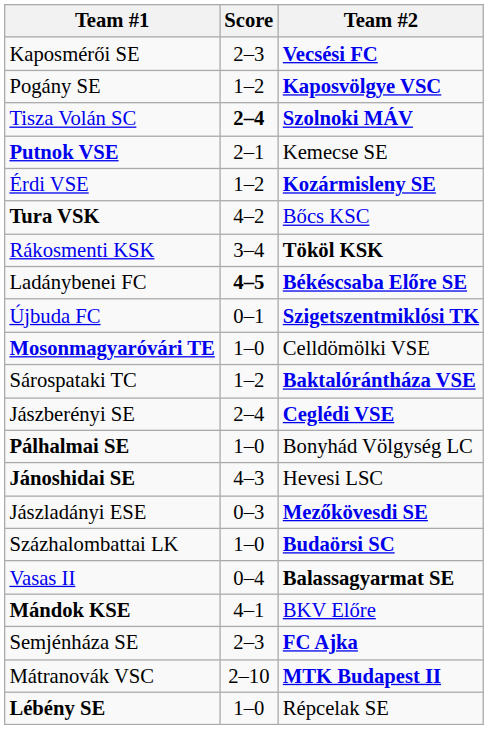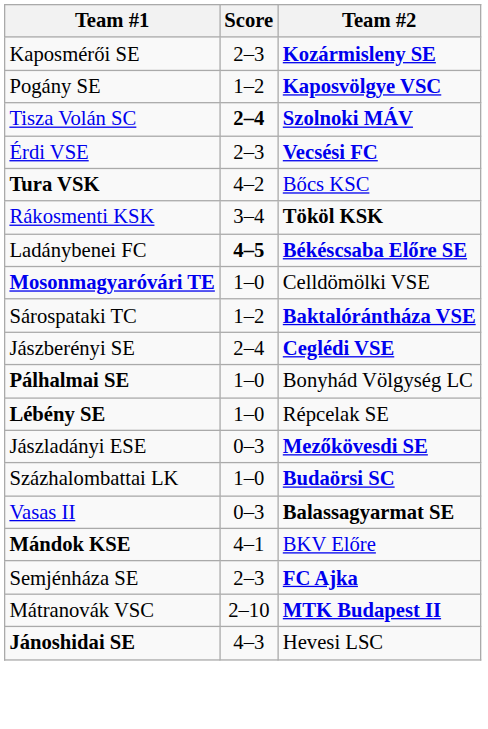(330, 53) Vecsési FC -> (359, 53) Kozármisleny SE
- row: (64, 151)
(249, 184) 1–2 -> (249, 151) 2–3
(359, 184) Kozármisleny SE -> (330, 151) Vecsési FC
- row: (55, 315)
rows swapped: (72, 479) <-> (57, 708)
(249, 577) 0–4 -> (249, 511) 0–3
